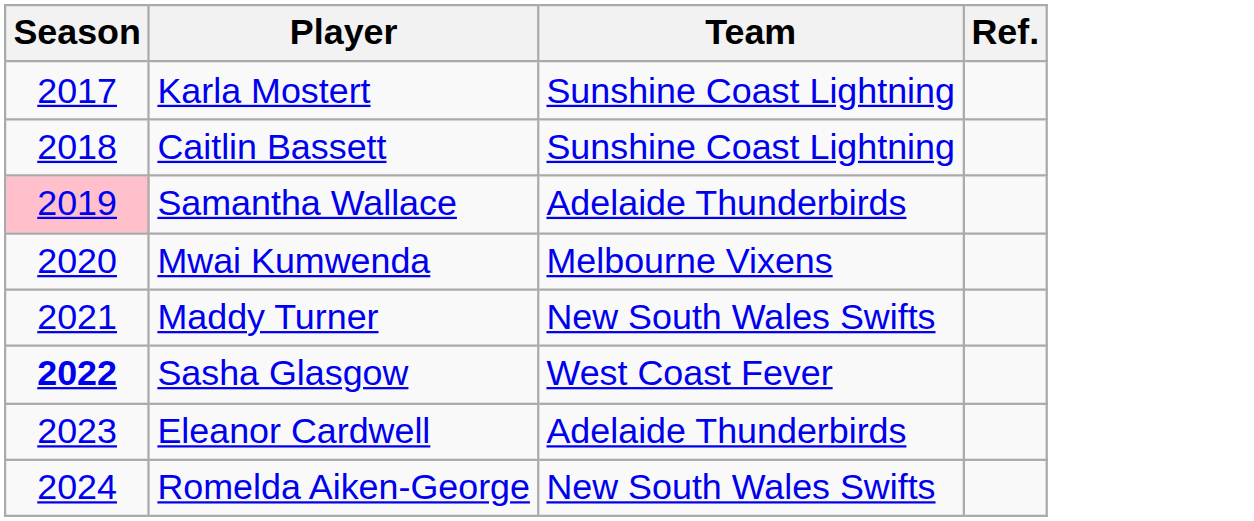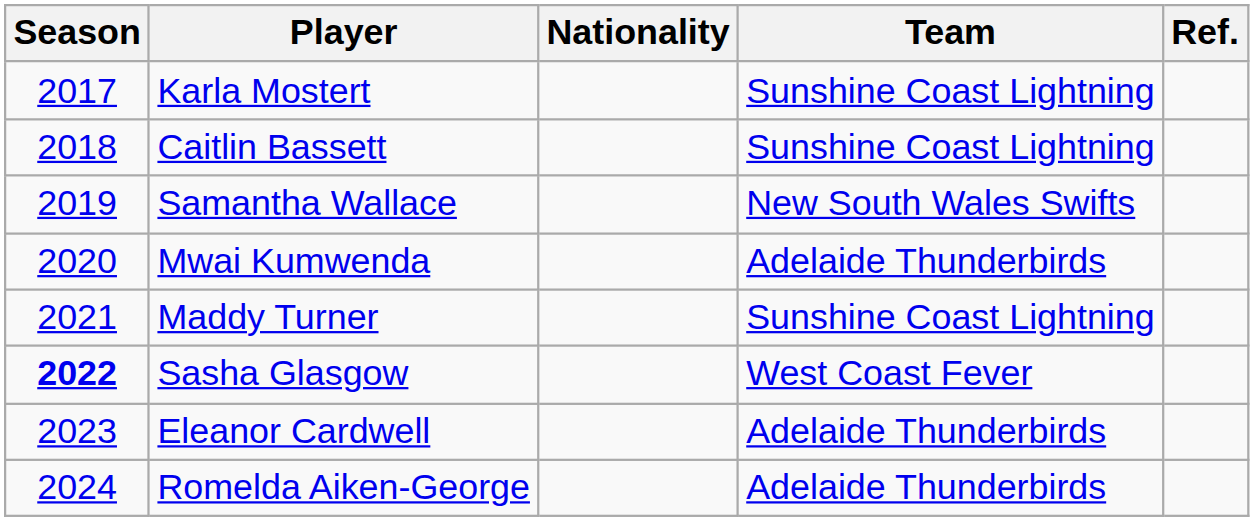+ column: (638, 32)
(77, 203) pink background -> (77, 203) no background
(726, 203) Adelaide Thunderbirds -> (941, 203) New South Wales Swifts
(690, 260) Melbourne Vixens -> (926, 260) Adelaide Thunderbirds
(741, 317) New South Wales Swifts -> (950, 317) Sunshine Coast Lightning
(741, 487) New South Wales Swifts -> (926, 487) Adelaide Thunderbirds
